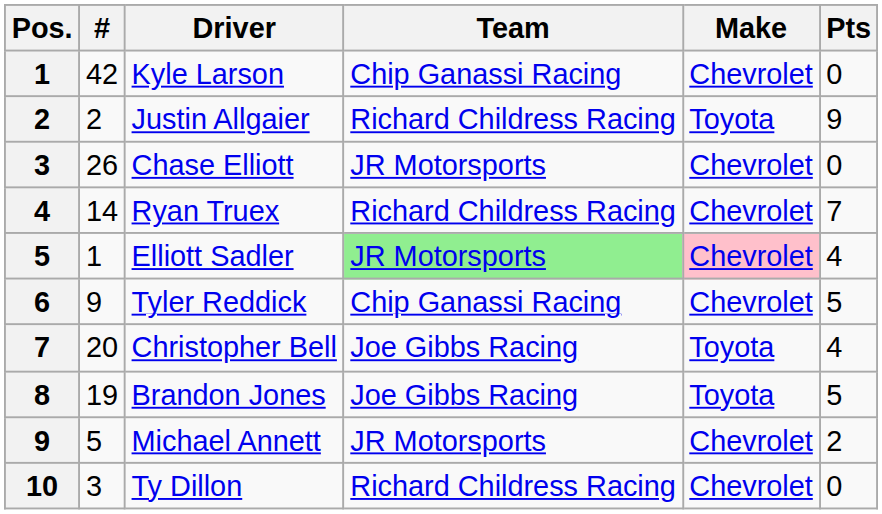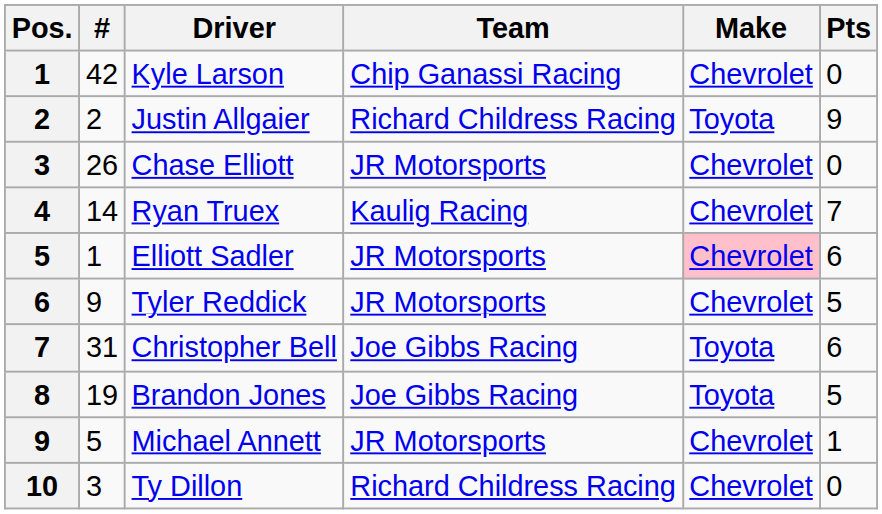(513, 211) Richard Childress Racing -> (439, 211) Kaulig Racing
(448, 257) lightgreen background -> (448, 257) no background
(834, 257) 4 -> (834, 257) 6
(486, 302) Chip Ganassi Racing -> (448, 302) JR Motorsports
(102, 348) 20 -> (102, 348) 31
(834, 348) 4 -> (834, 348) 6
(834, 439) 2 -> (834, 439) 1
